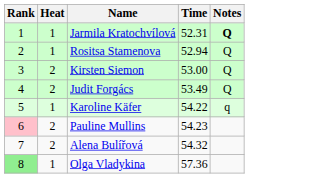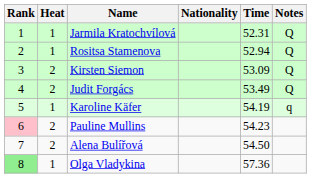+ column: (209, 13)
(227, 32) bold -> (289, 32) normal
(194, 70) 53.00 -> (256, 70) 53.09
(194, 107) 54.22 -> (256, 107) 54.19
(194, 145) 54.32 -> (256, 145) 54.50
